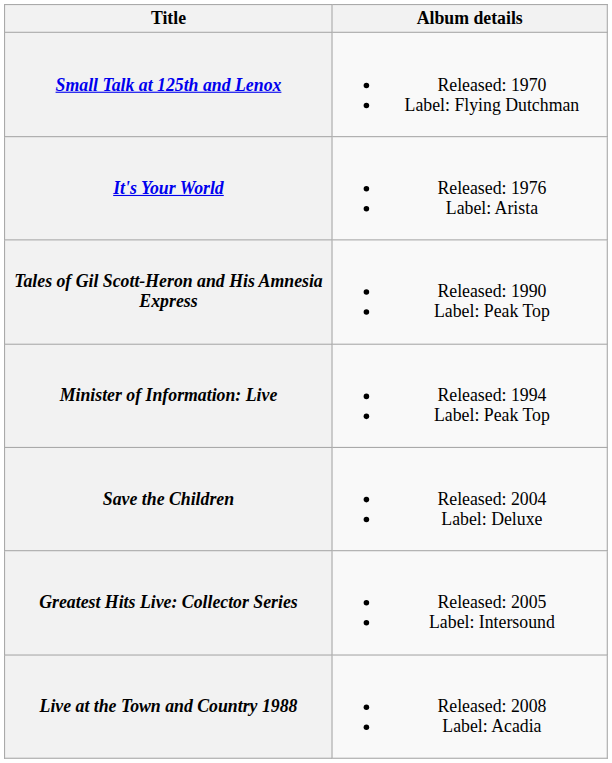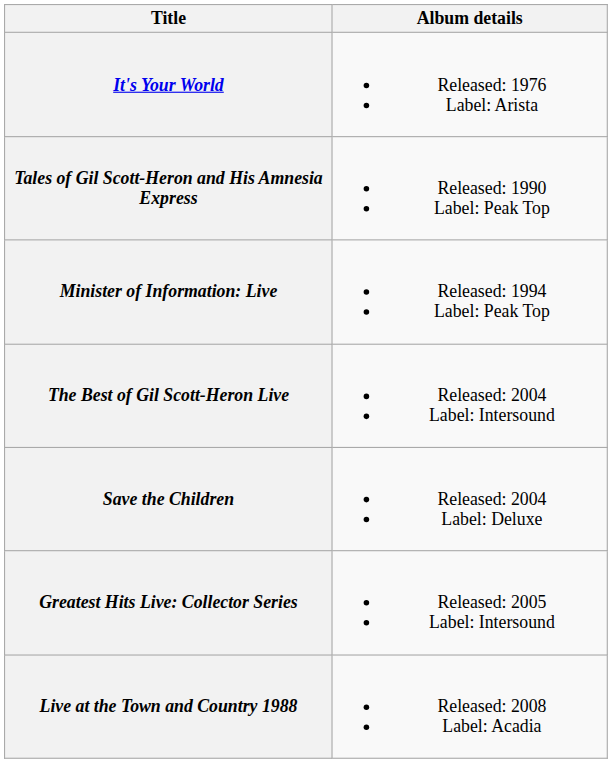- row: (168, 84)
+ row: (168, 395)
